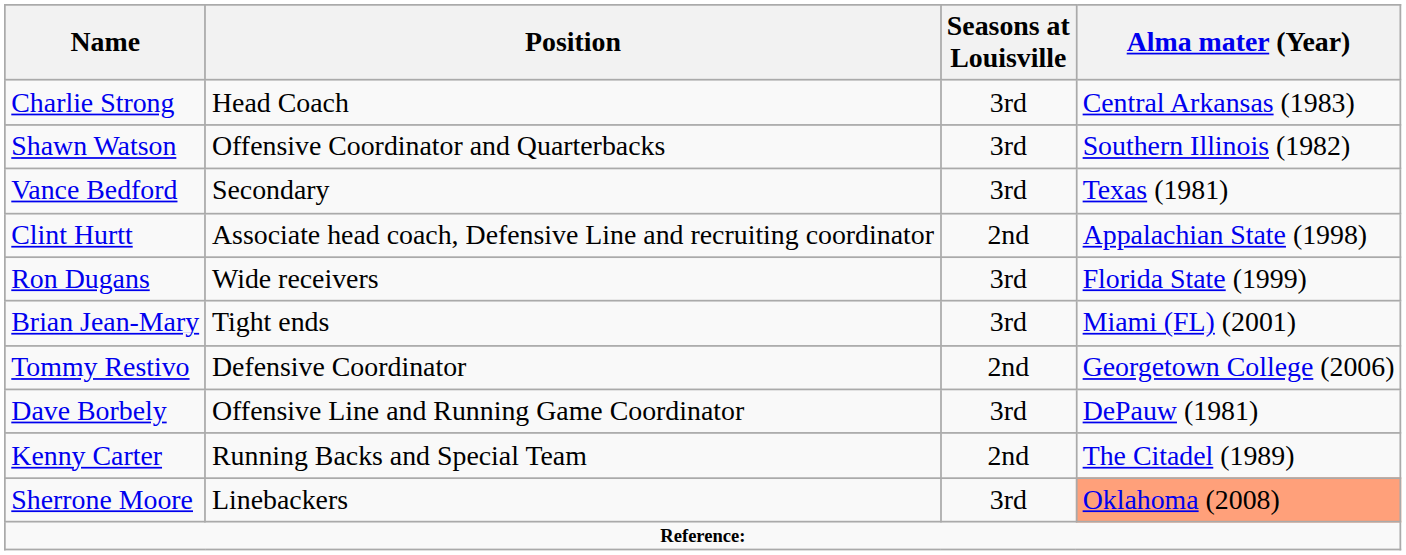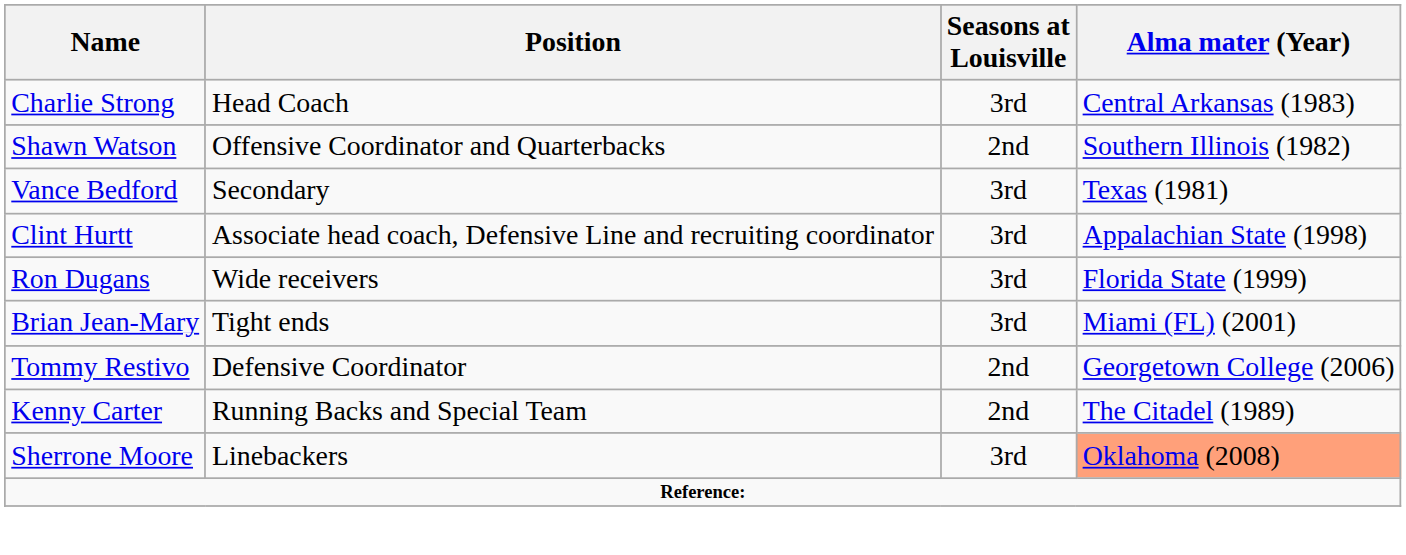(1008, 146) 3rd -> (1008, 146) 2nd
(1008, 234) 2nd -> (1008, 234) 3rd
- row: (89, 411)
